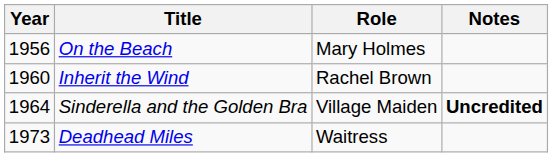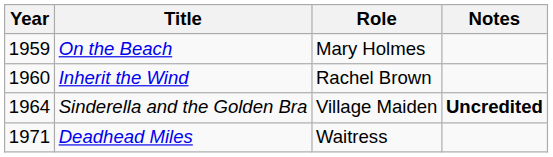(30, 48) 1956 -> (30, 48) 1959
(30, 136) 1973 -> (30, 136) 1971
